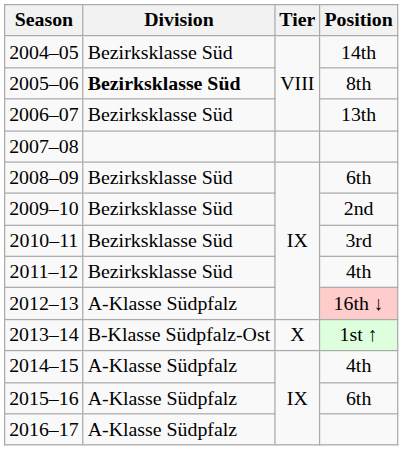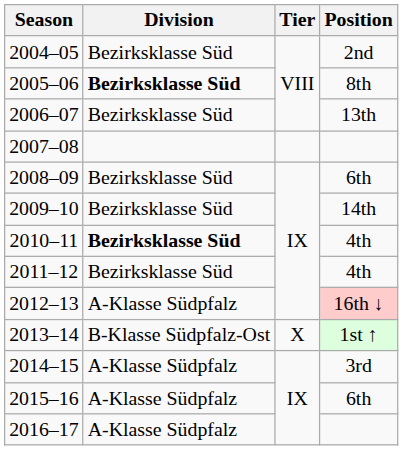(359, 51) 14th -> (359, 51) 2nd
(359, 209) 2nd -> (359, 209) 14th
(160, 240) normal -> (164, 240) bold
(359, 240) 3rd -> (359, 240) 4th
(359, 366) 4th -> (359, 366) 3rd
